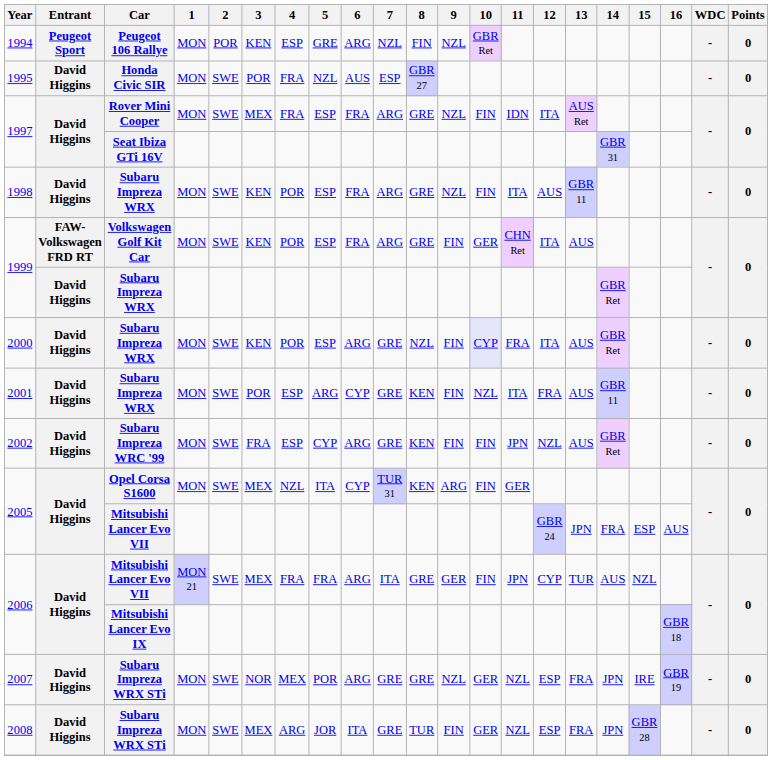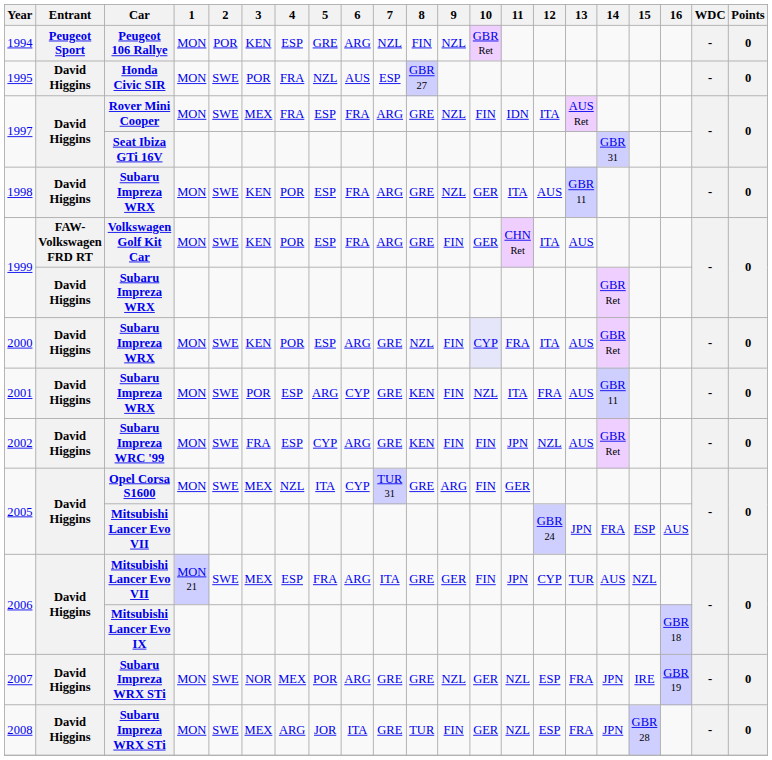(486, 192) FIN -> (486, 192) GER
(422, 486) KEN -> (422, 486) GRE
(292, 579) FRA -> (292, 579) ESP
